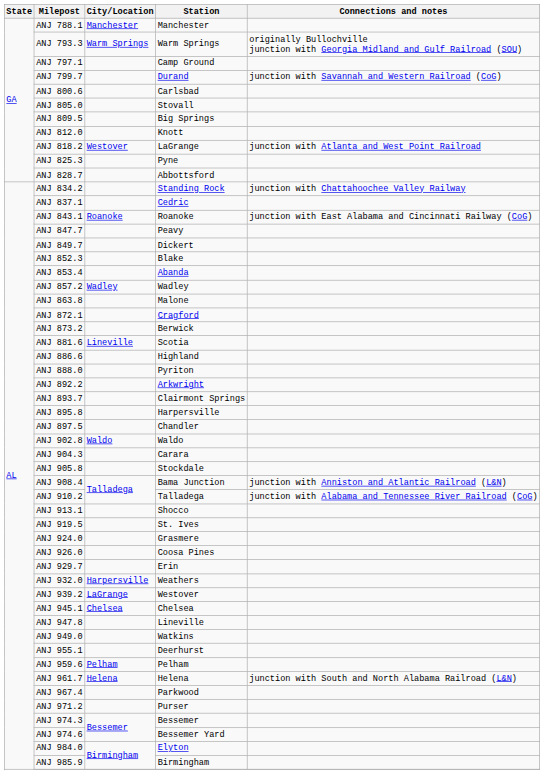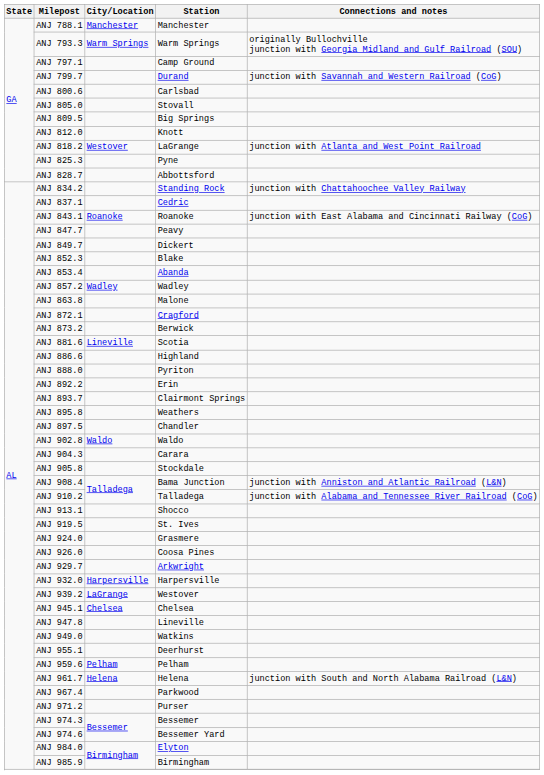(181, 385) Arkwright -> (168, 385) Erin
(189, 413) Harpersville -> (178, 413) Weathers
(168, 567) Erin -> (181, 567) Arkwright
(178, 581) Weathers -> (189, 581) Harpersville
